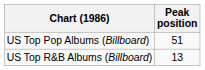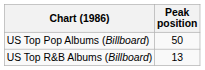(177, 40) 51 -> (177, 40) 50
